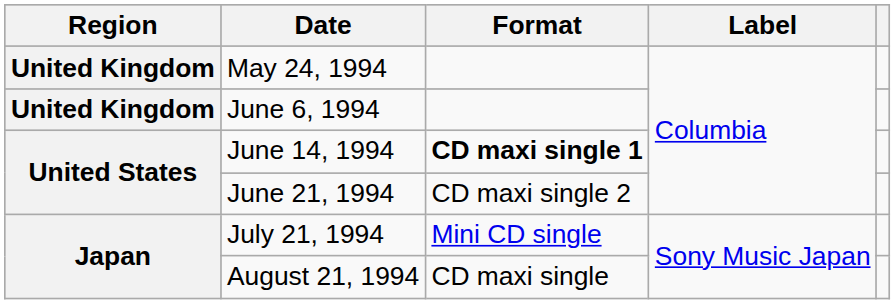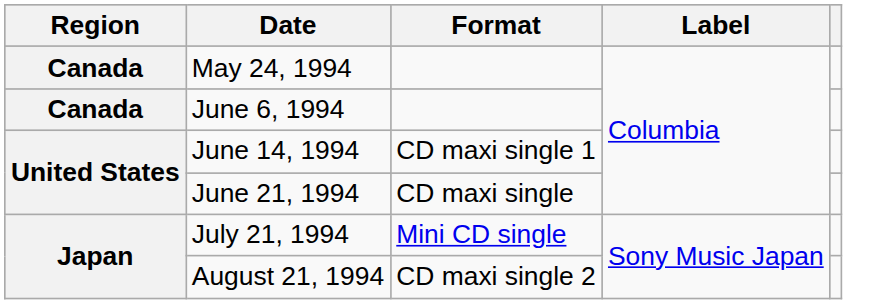(113, 67) United Kingdom -> (95, 67) Canada
(113, 109) United Kingdom -> (95, 109) Canada
(537, 151) bold -> (496, 151) normal
(531, 192) CD maxi single 2 -> (485, 192) CD maxi single
(520, 276) CD maxi single -> (496, 276) CD maxi single 2
